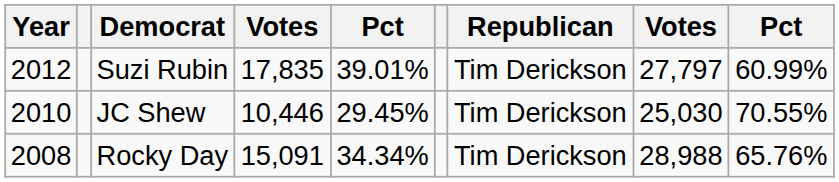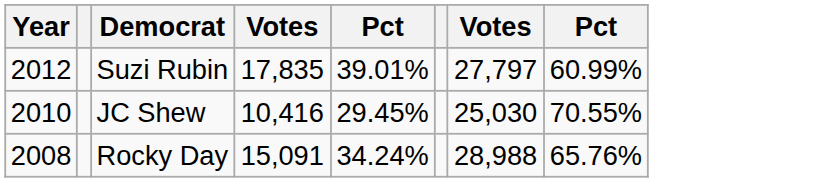- column: (540, 26)
(282, 113) 10,446 -> (282, 113) 10,416
(383, 156) 34.34% -> (383, 156) 34.24%
